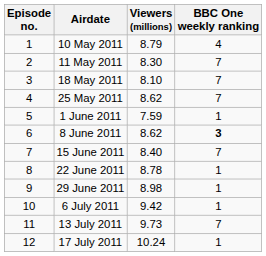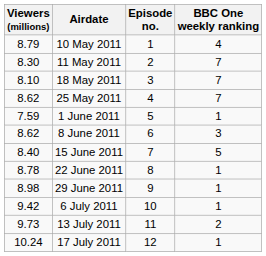columns swapped: (29, 19) <-> (151, 19)
(218, 134) bold -> (218, 134) normal
(218, 152) 7 -> (218, 152) 5
(218, 224) 7 -> (218, 224) 2
